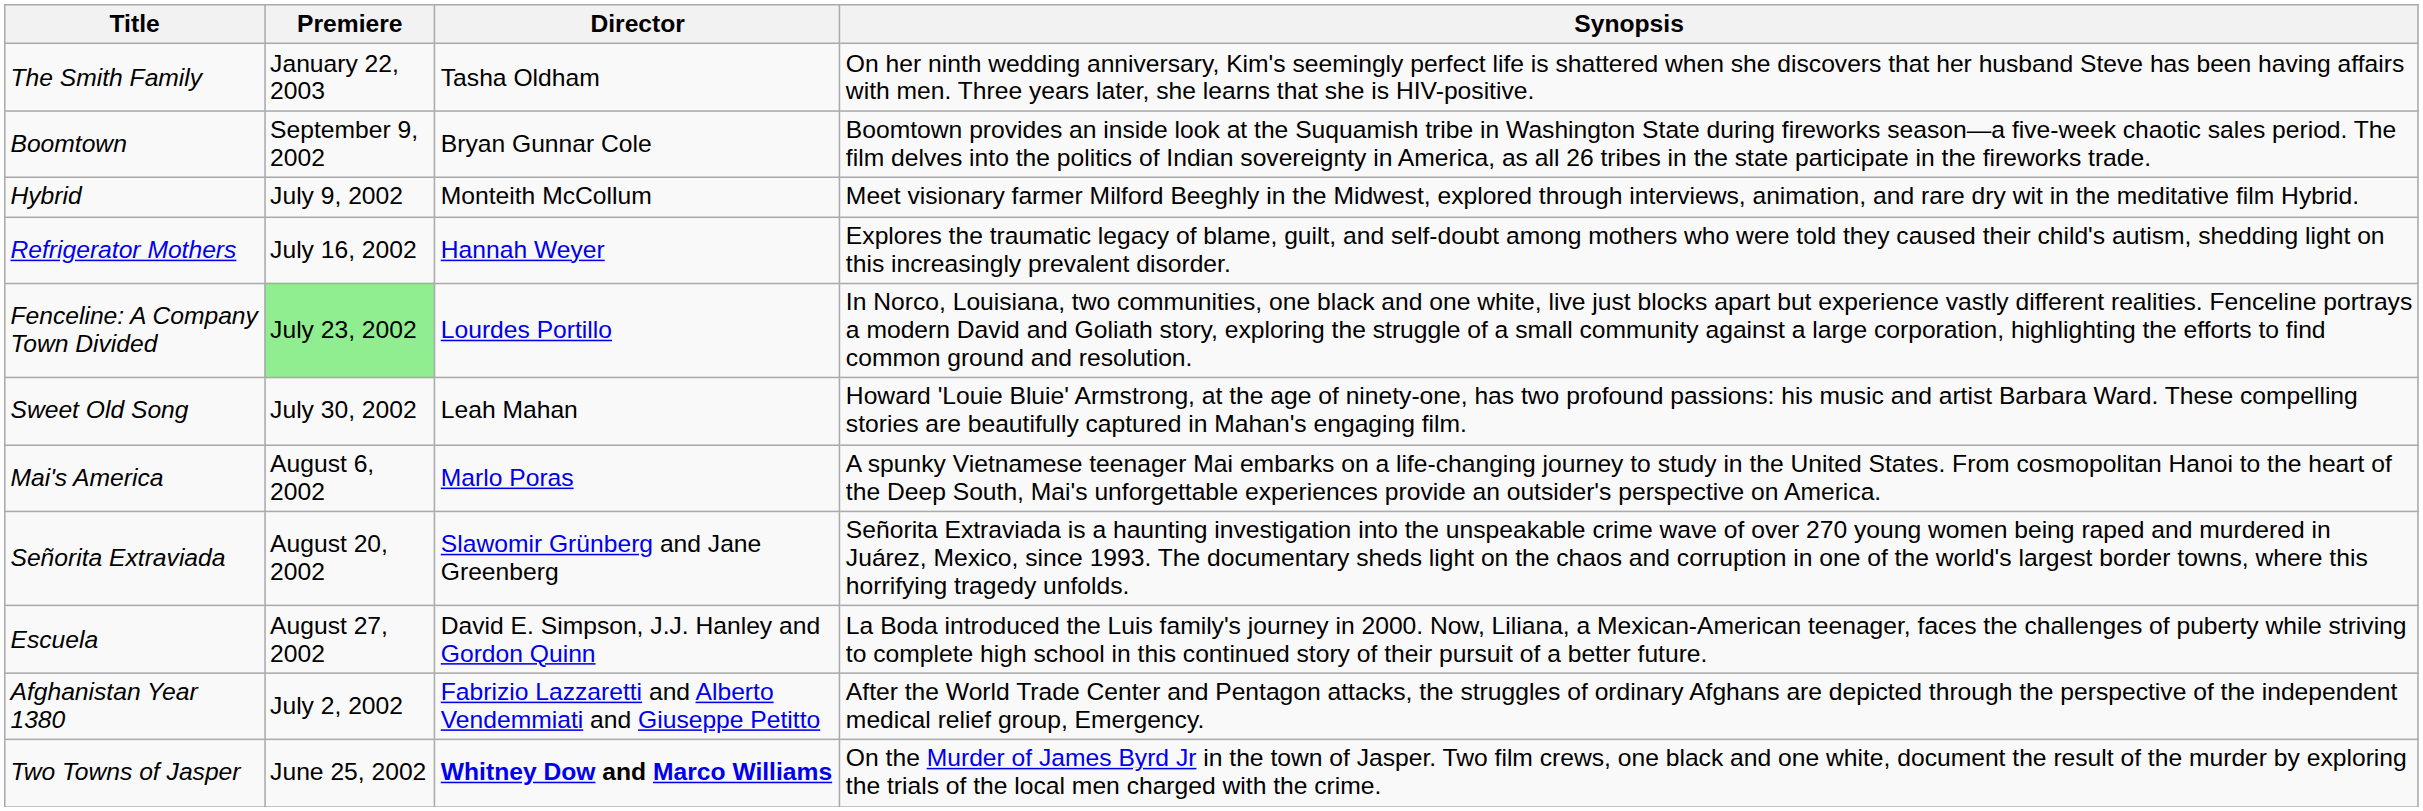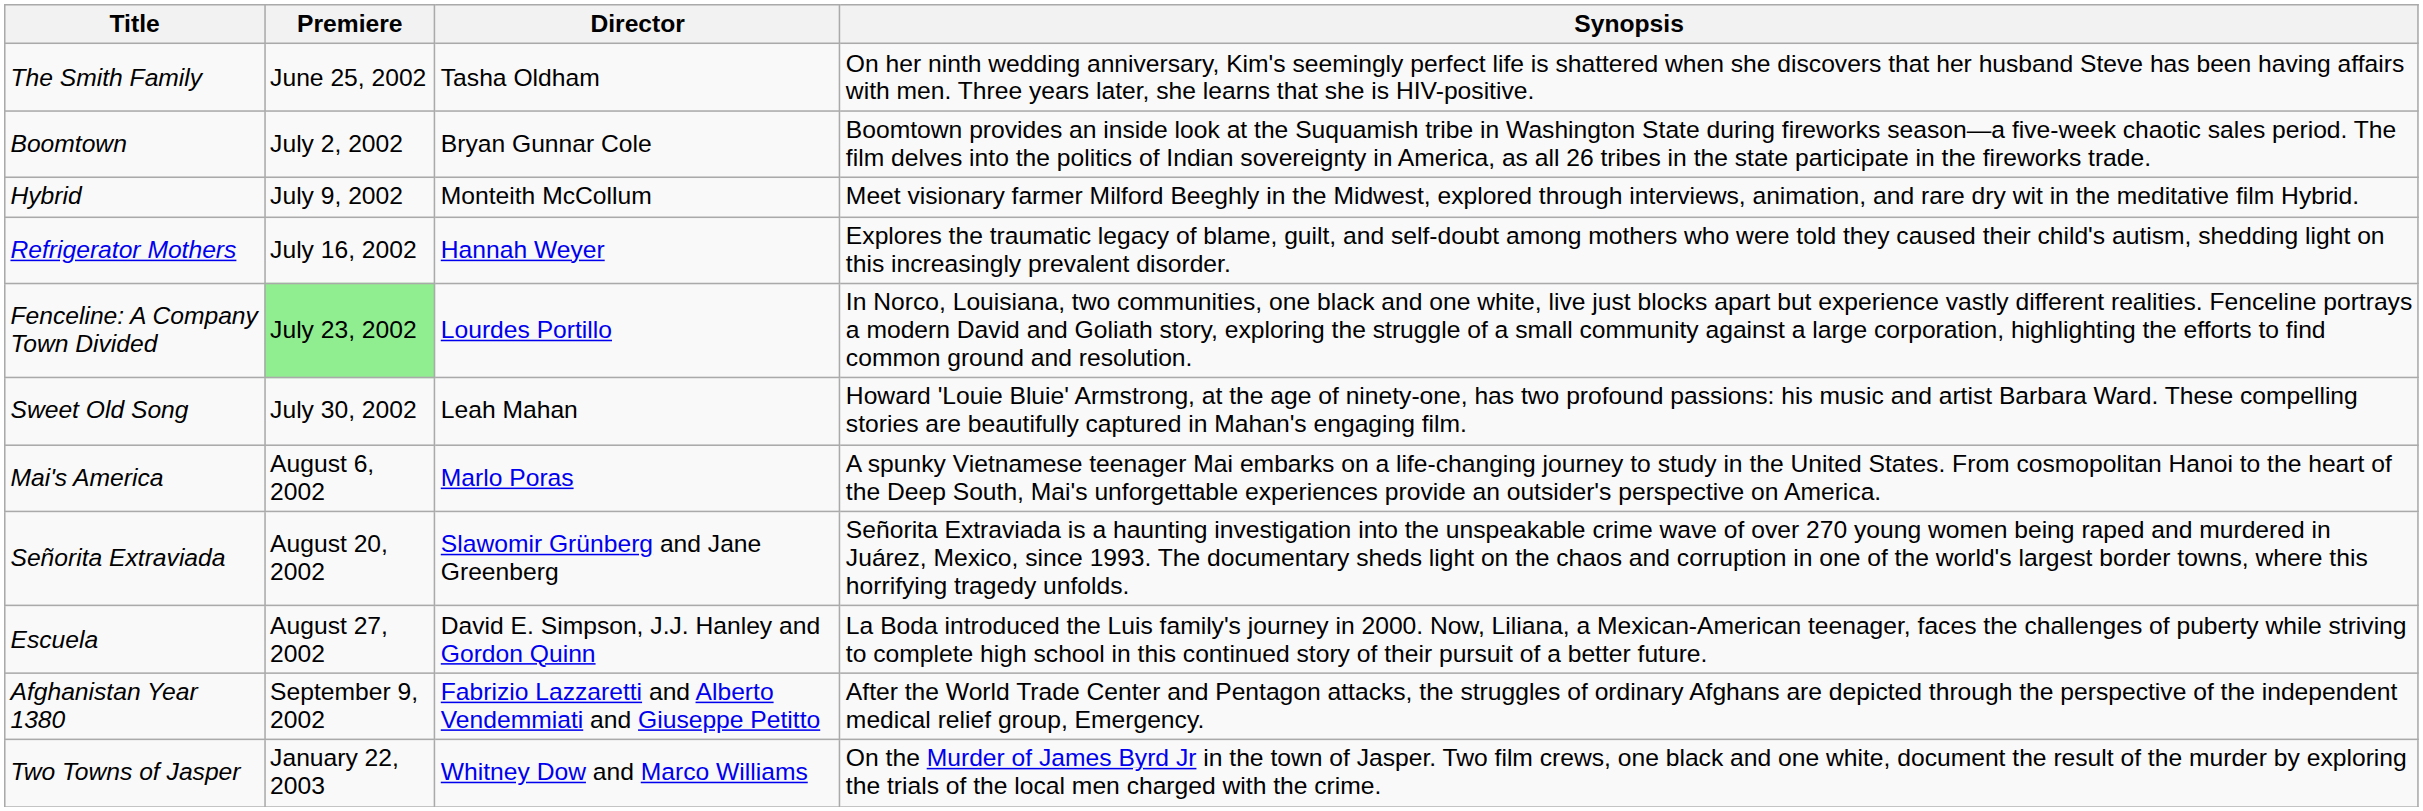(334, 76) January 22, 2003 -> (348, 76) June 25, 2002
(344, 143) September 9, 2002 -> (337, 143) July 2, 2002
(337, 705) July 2, 2002 -> (344, 705) September 9, 2002
(348, 772) June 25, 2002 -> (334, 772) January 22, 2003
(636, 772) bold -> (624, 772) normal
